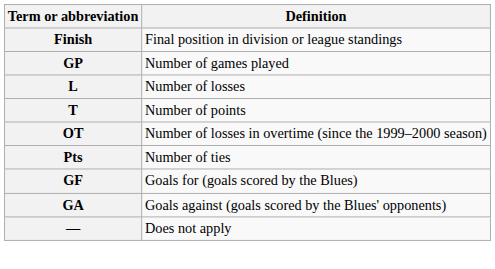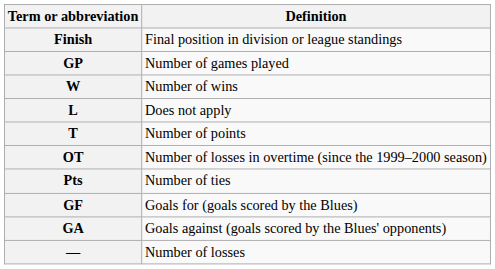+ row: (73, 87)
(195, 87) Number of losses -> (188, 110) Does not apply
(188, 228) Does not apply -> (195, 252) Number of losses
